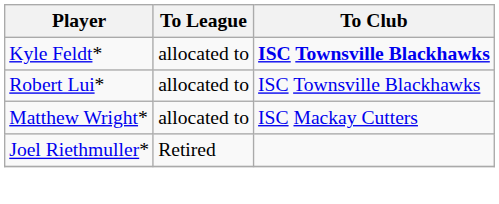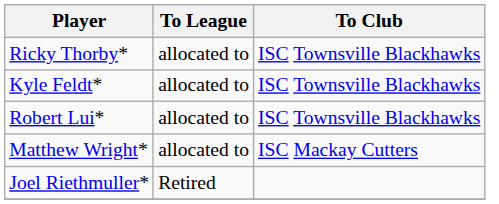+ row: (69, 53)
(374, 53) bold -> (369, 85) normal
